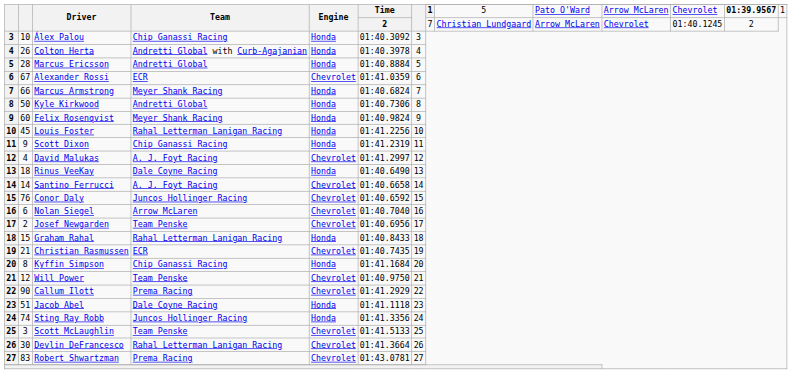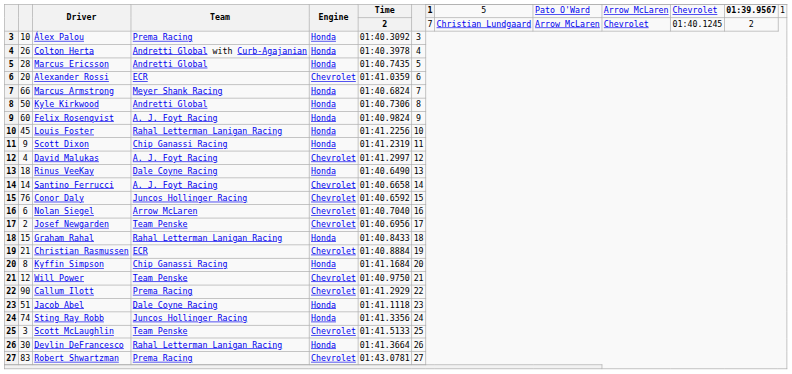(180, 38) Chip Ganassi Racing -> (163, 38) Prema Racing
(385, 65) 01:40.8884 -> (385, 65) 01:40.7435
(25, 78) 67 -> (25, 78) 20
(178, 118) Meyer Shank Racing -> (175, 118) A. J. Foyt Racing
(385, 252) 01:40.7435 -> (385, 252) 01:40.8884
(333, 345) Chevrolet -> (324, 345) Honda
